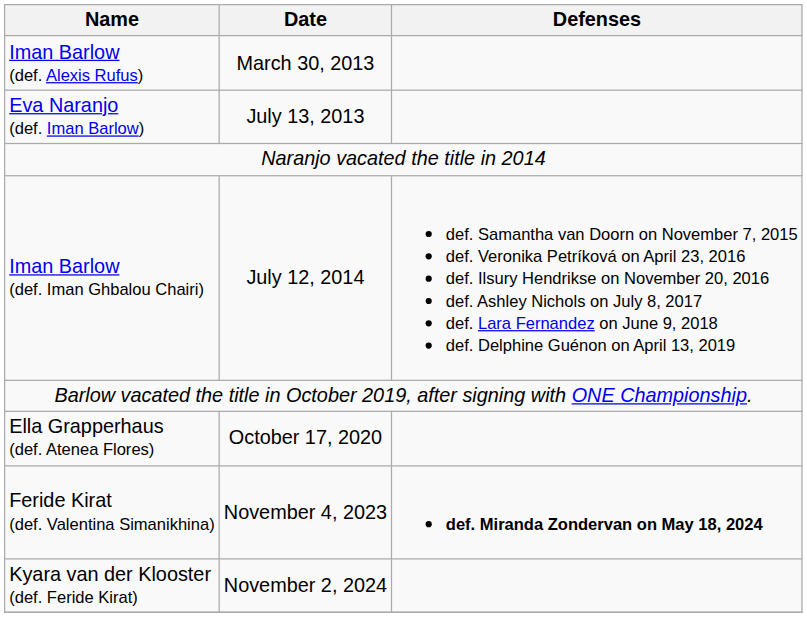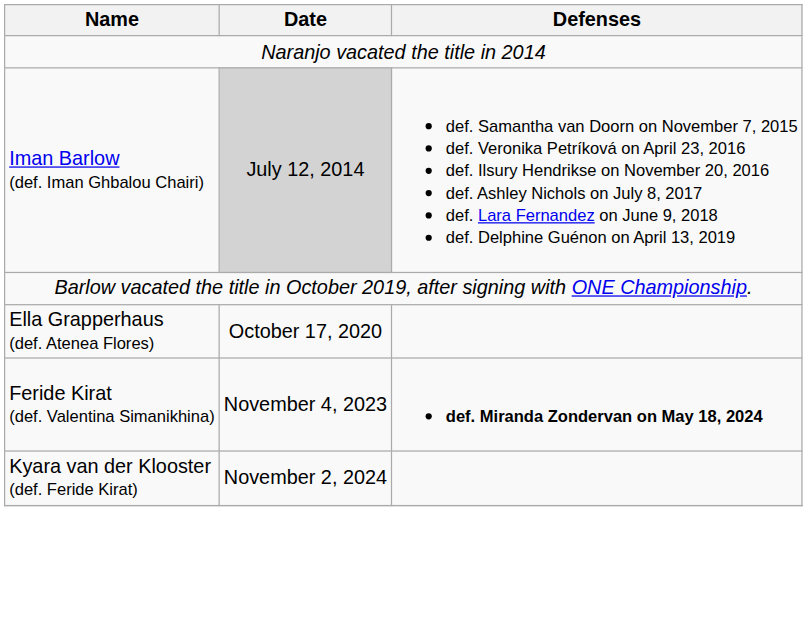- row: (76, 62)
- row: (77, 116)
(305, 277) no background -> (305, 169) lightgrey background
